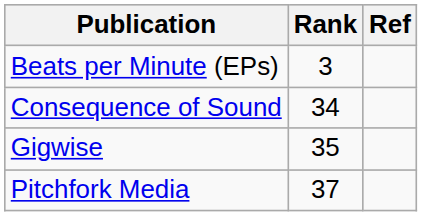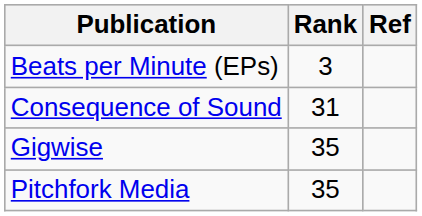(325, 107) 34 -> (325, 107) 31
(325, 189) 37 -> (325, 189) 35
